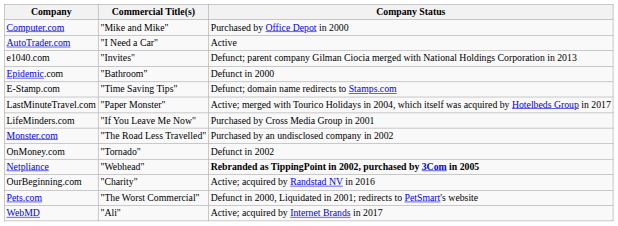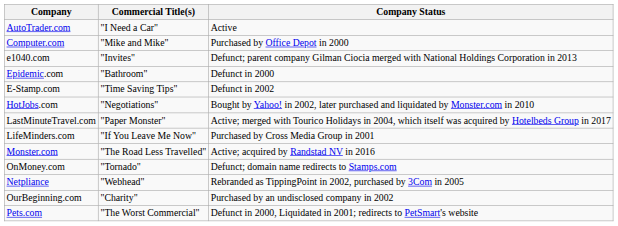rows swapped: (38, 43) <-> (35, 27)
(304, 89) Defunct; domain name redirects to Stamps.com -> (242, 89) Defunct in 2002
+ row: (32, 105)
(302, 136) Purchased by an undisclosed company in 2002 -> (293, 151) Active; acquired by Randstad NV in 2016
(242, 151) Defunct in 2002 -> (304, 167) Defunct; domain name redirects to Stamps.com
(345, 167) bold -> (337, 182) normal
(293, 182) Active; acquired by Randstad NV in 2016 -> (302, 197) Purchased by an undisclosed company in 2002
- row: (23, 213)
